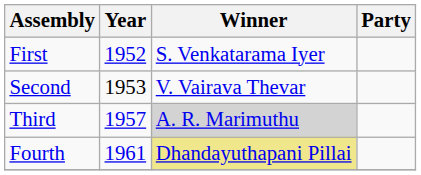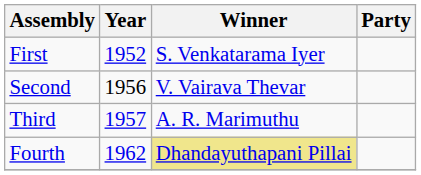(125, 86) 1953 -> (125, 86) 1956
(227, 119) lightgrey background -> (227, 119) no background
(125, 152) 1961 -> (125, 152) 1962
